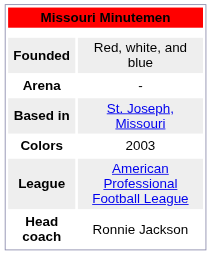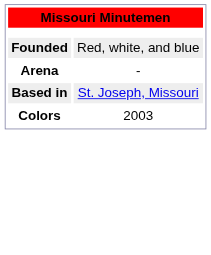- row: (42, 184)
- row: (42, 229)
